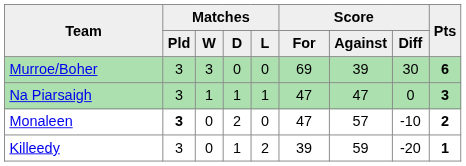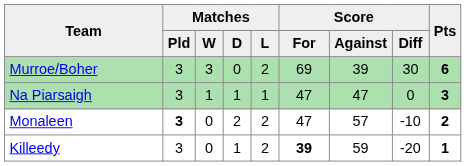(265, 69) 0 -> (265, 69) 2
(265, 121) 0 -> (265, 121) 2
(304, 148) normal -> (304, 148) bold
